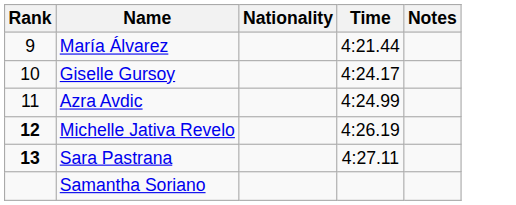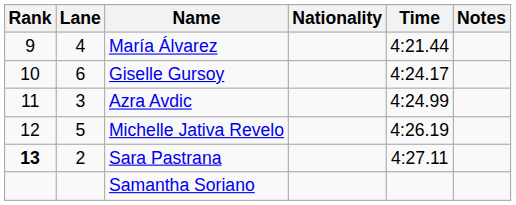+ column: (80, 18)
(30, 130) bold -> (30, 130) normal
